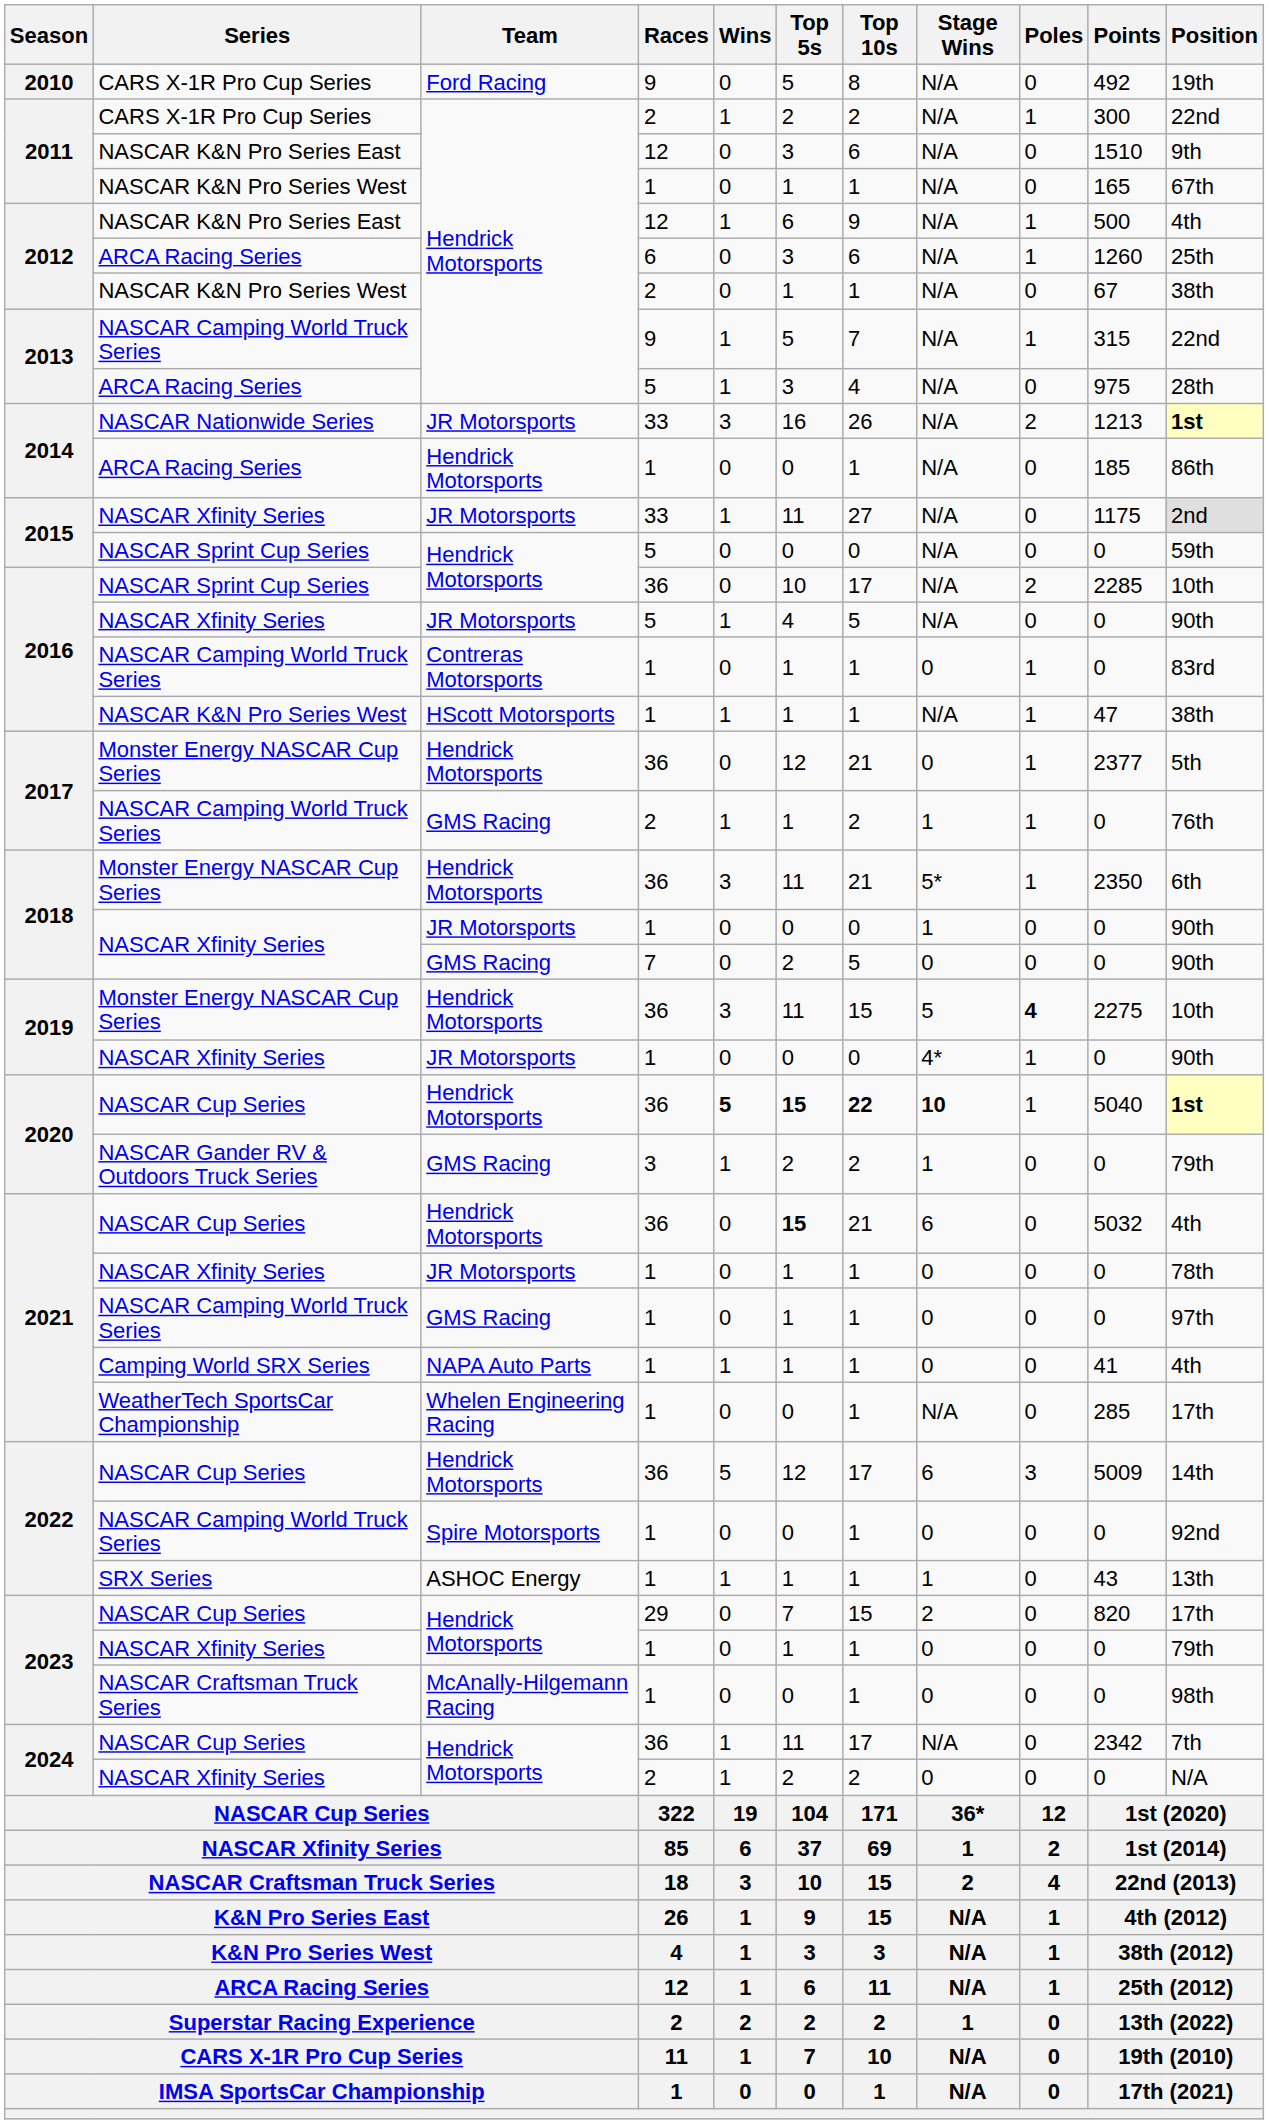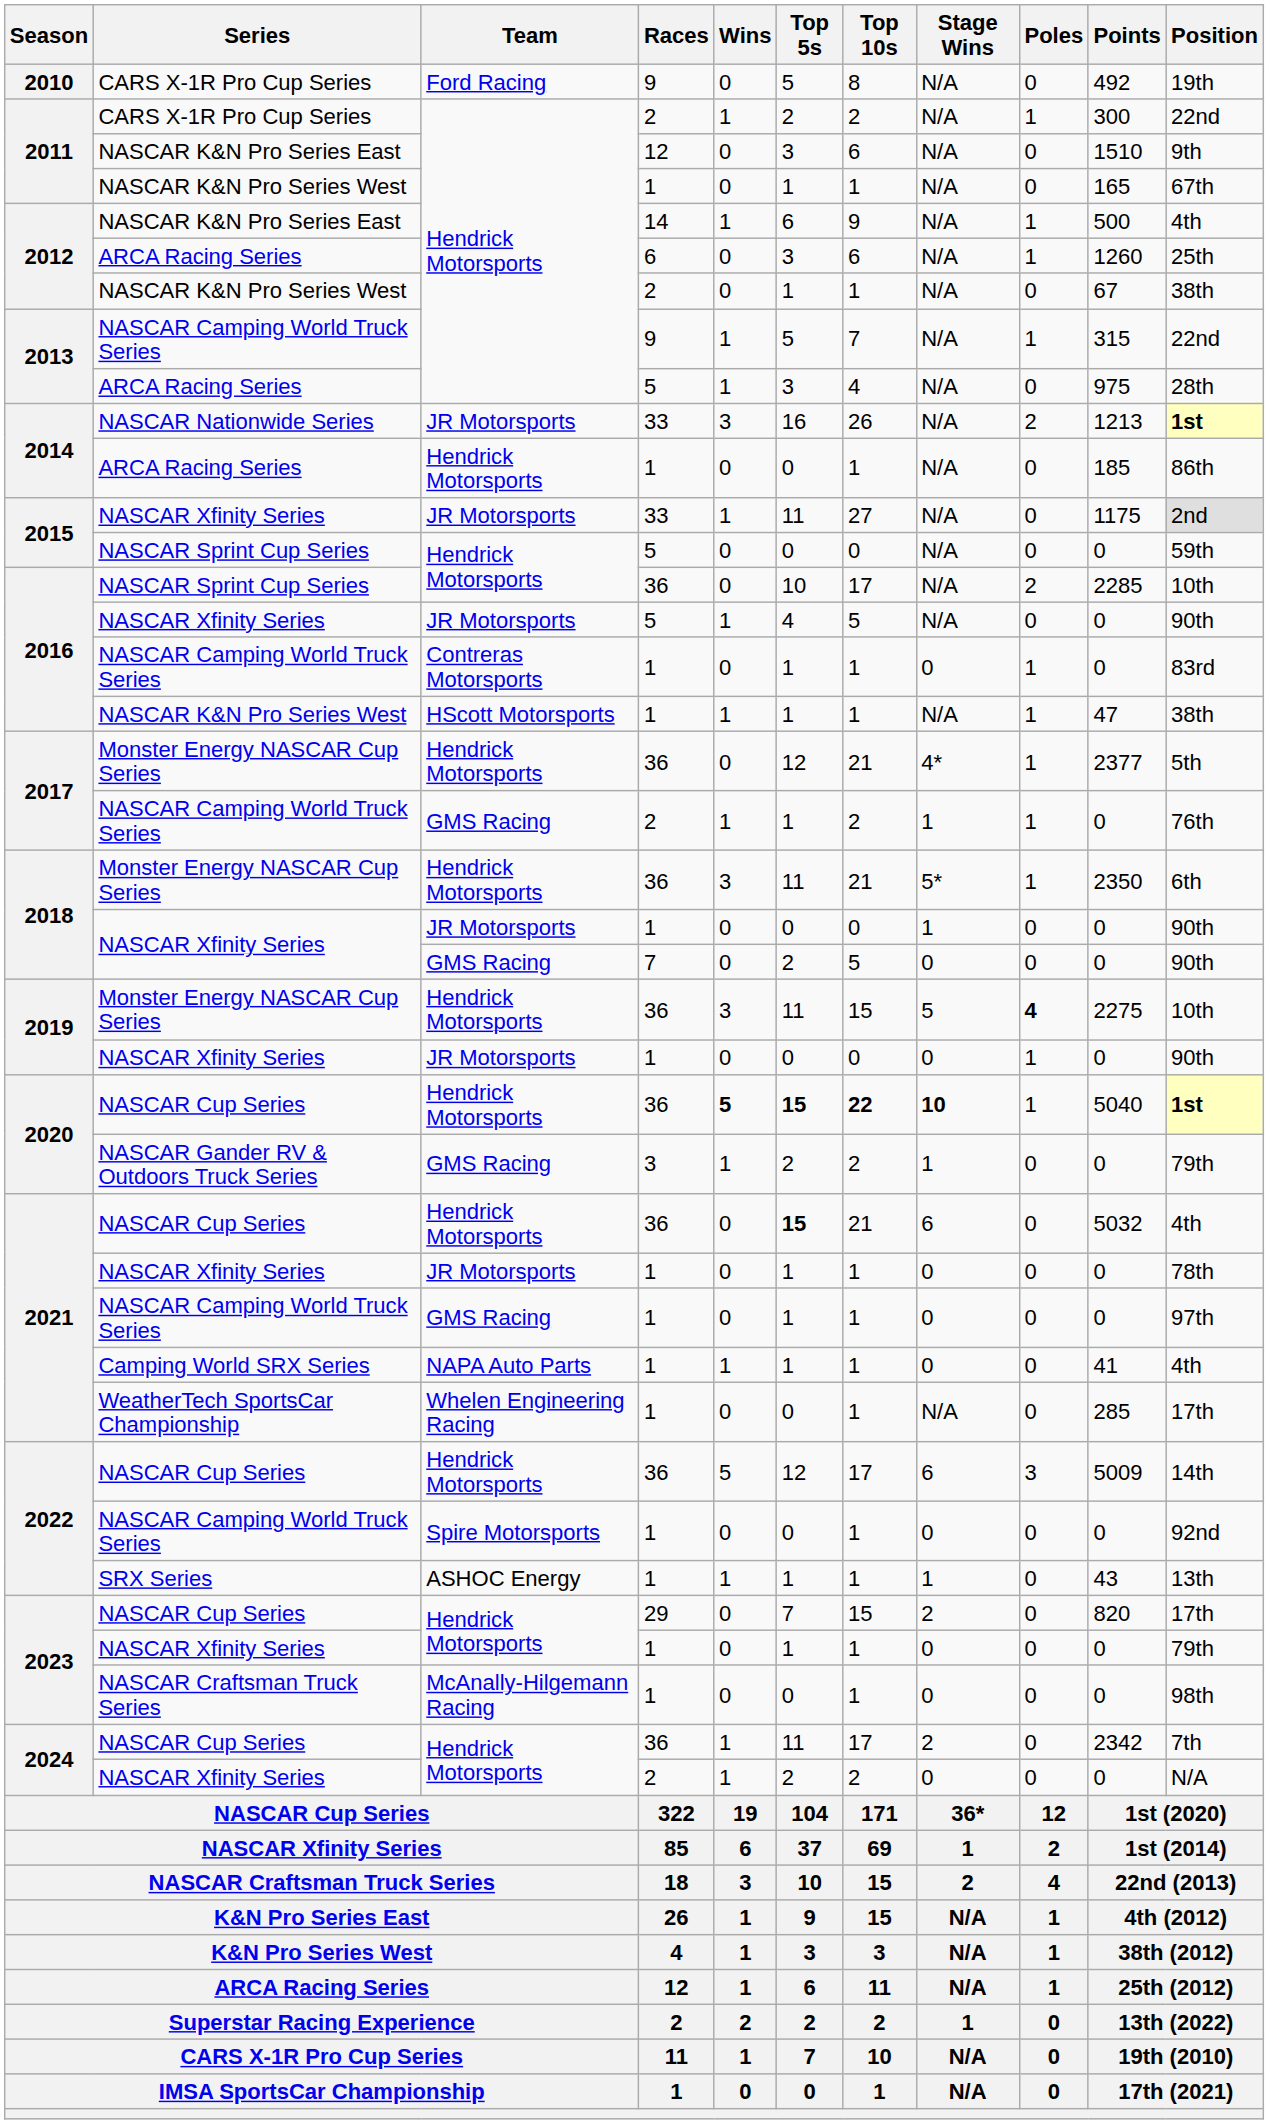(656, 221) 12 -> (656, 221) 14
(927, 761) 0 -> (932, 761) 4*
(932, 1057) 4* -> (927, 1057) 0
(940, 1743) N/A -> (927, 1743) 2
